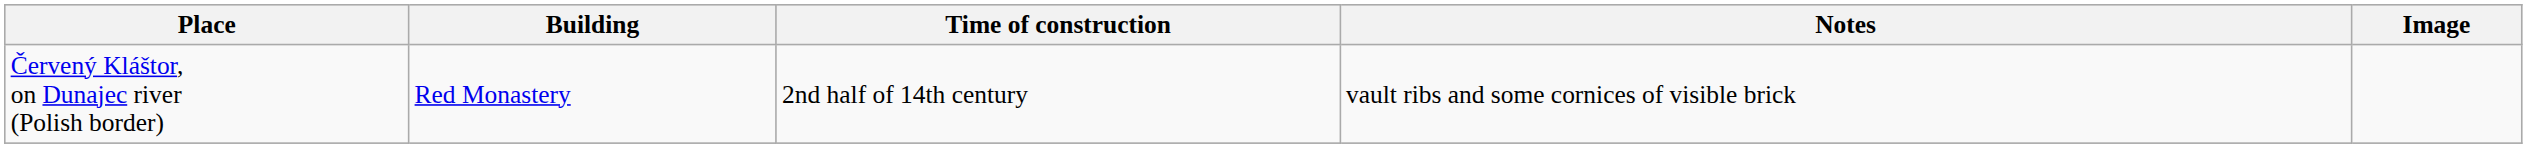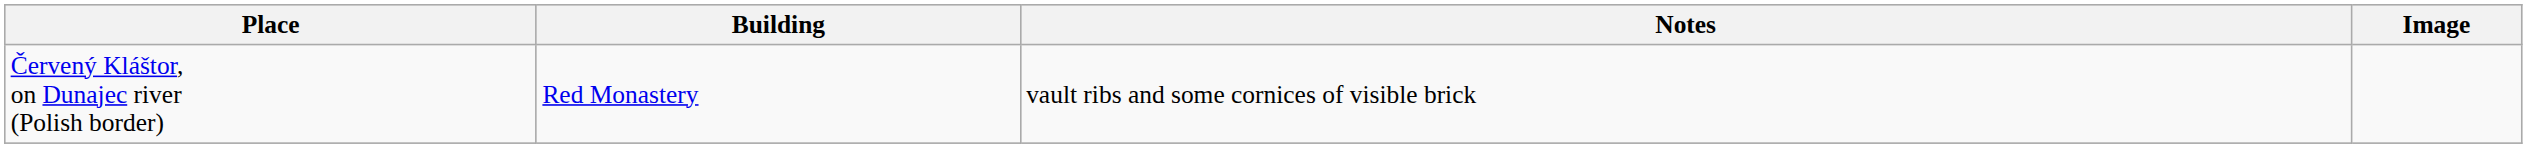- column: (1058, 24)
